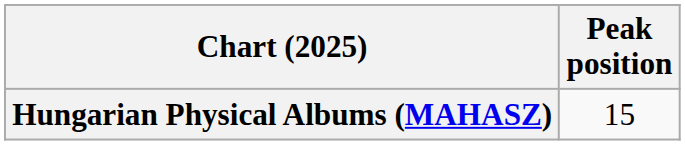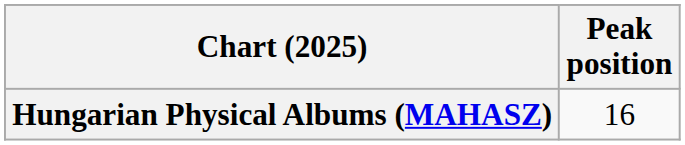(619, 113) 15 -> (619, 113) 16
